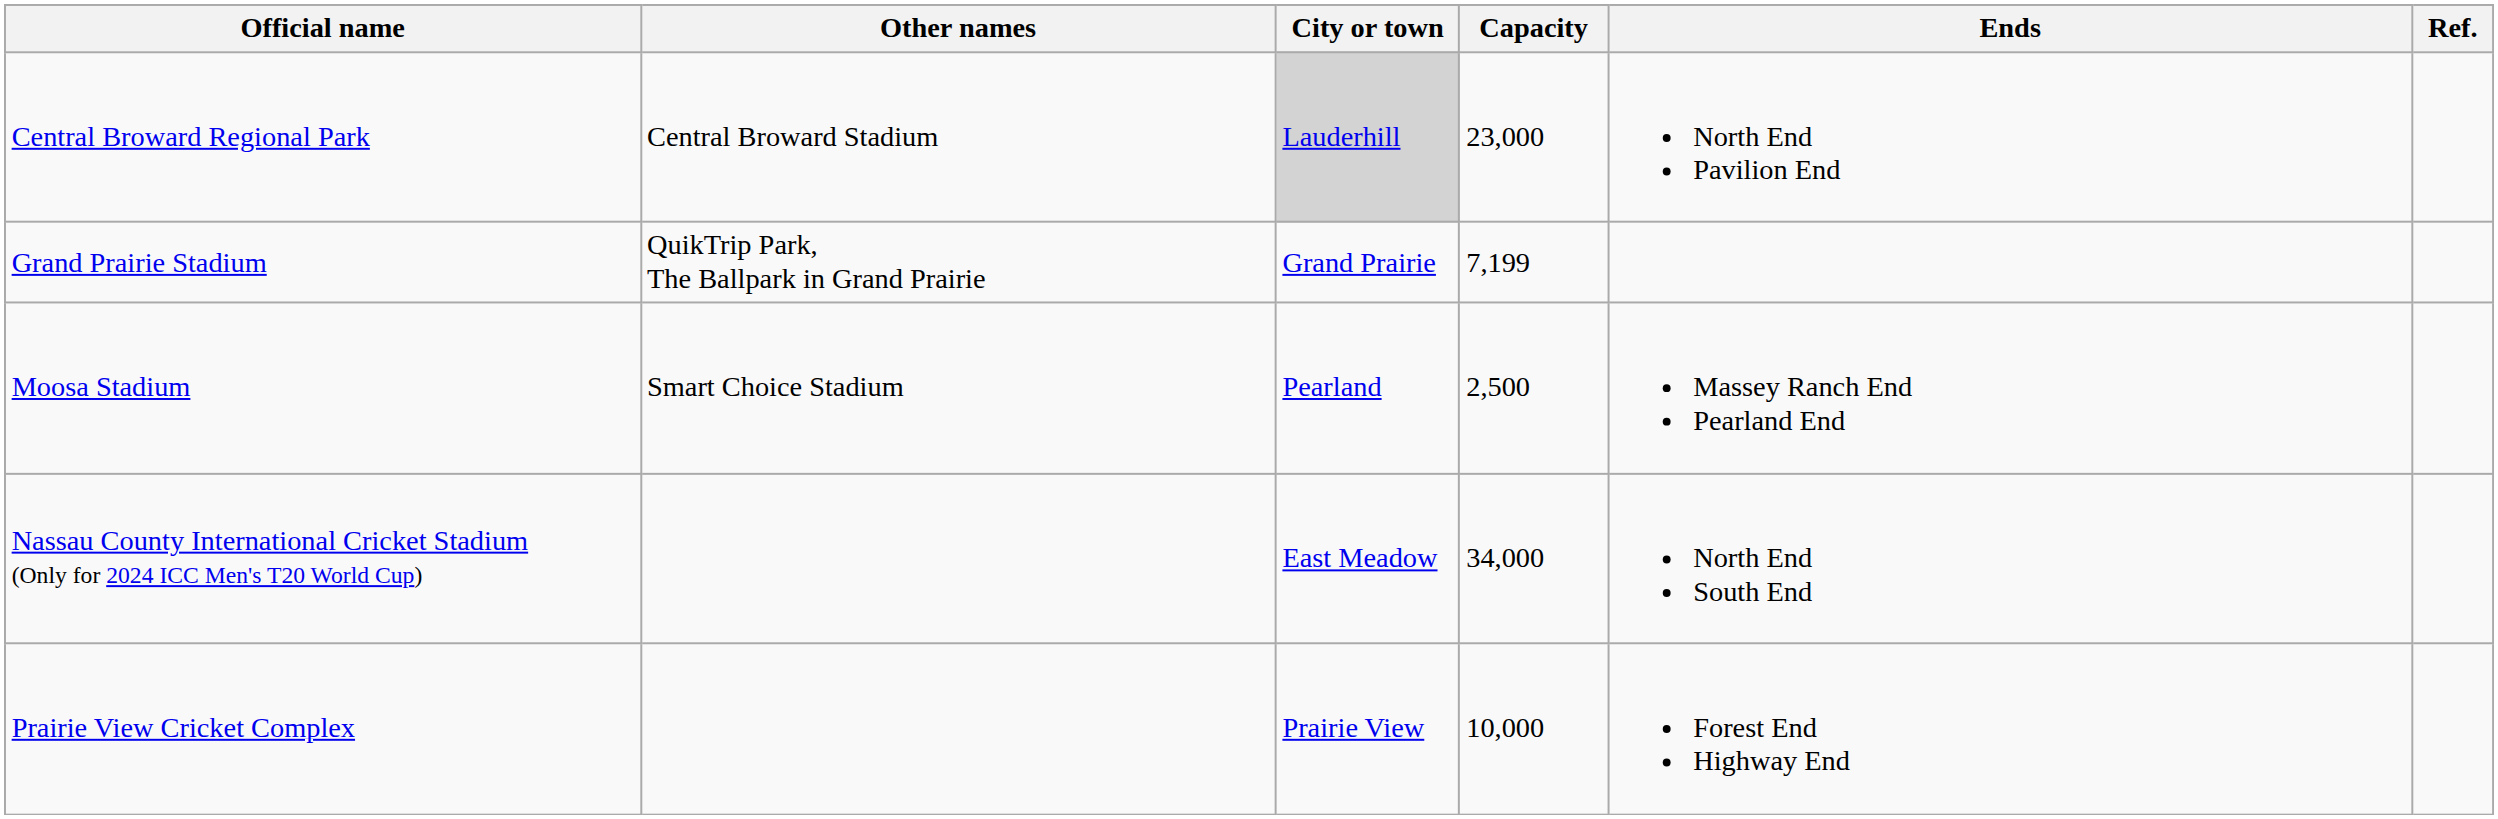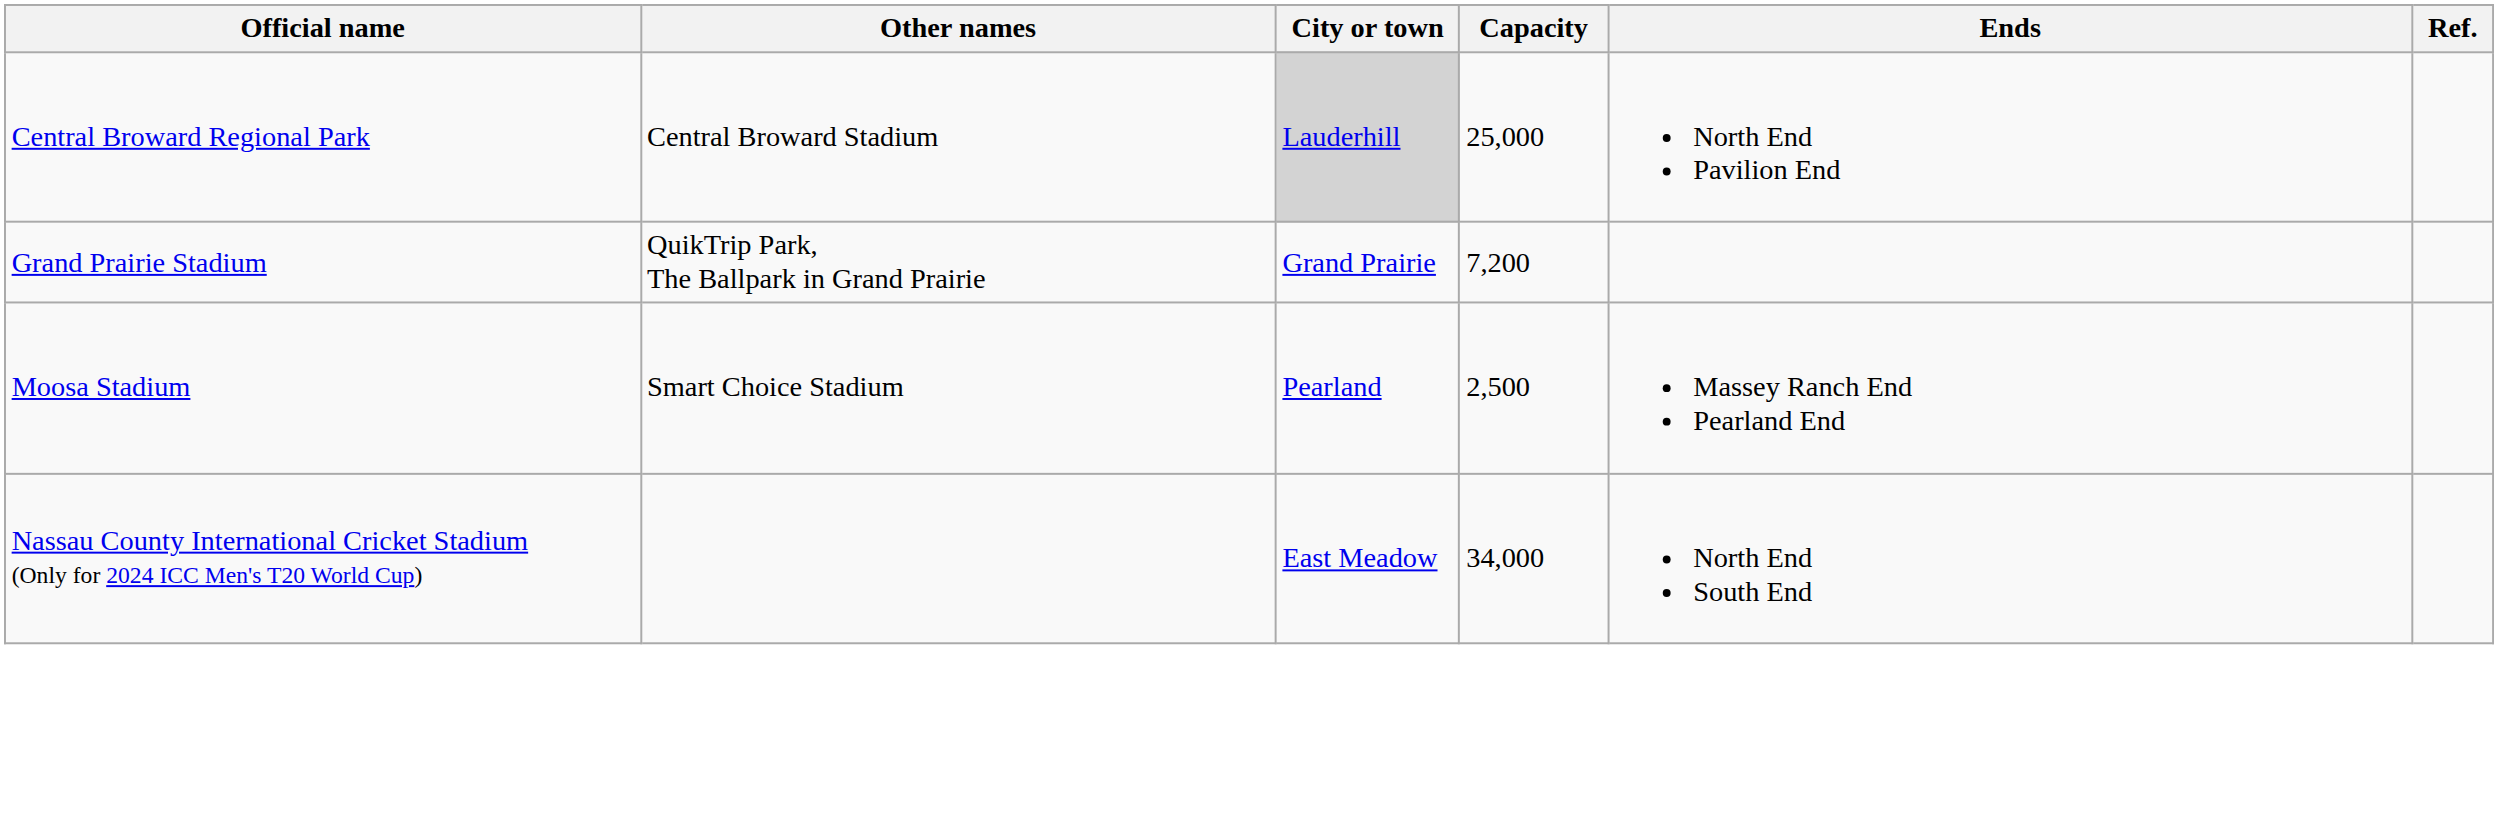(1505, 136) 23,000 -> (1505, 136) 25,000
(1498, 262) 7,199 -> (1498, 262) 7,200
- row: (183, 728)
